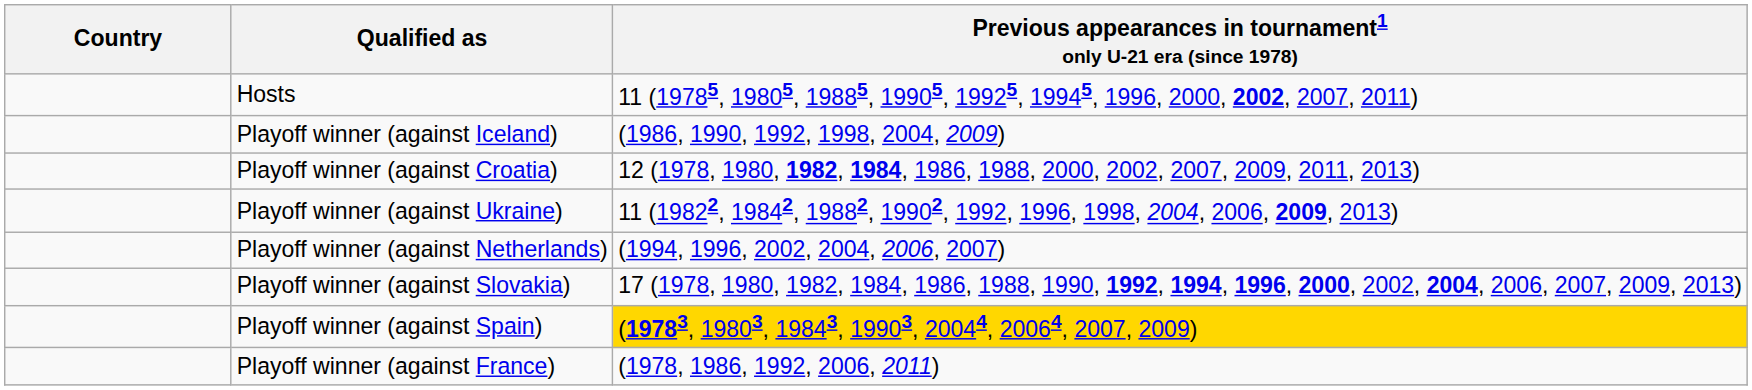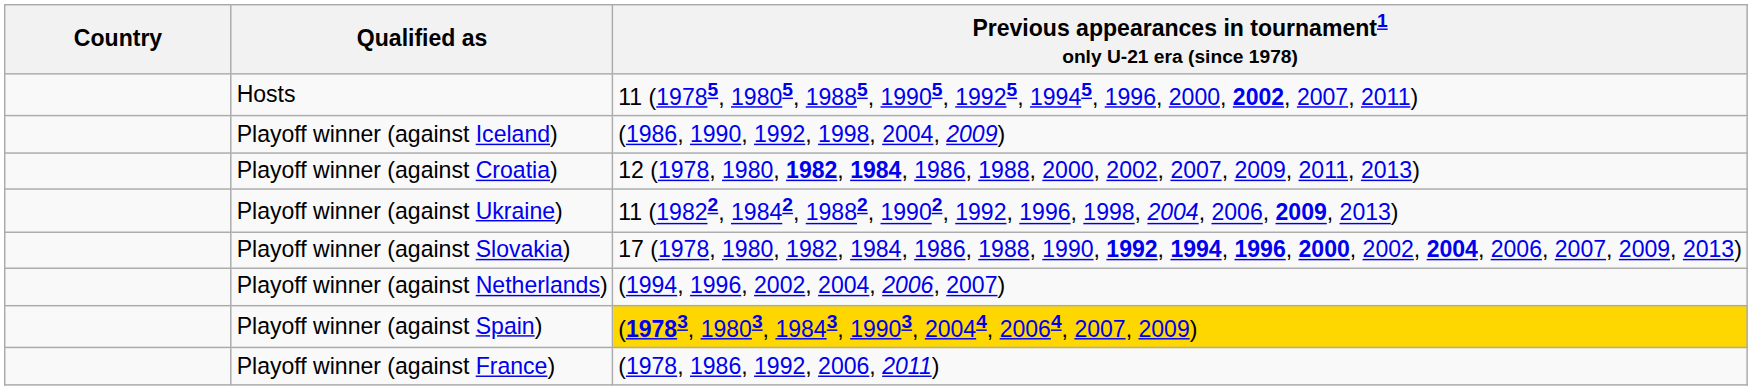rows swapped: (404, 286) <-> (422, 250)
